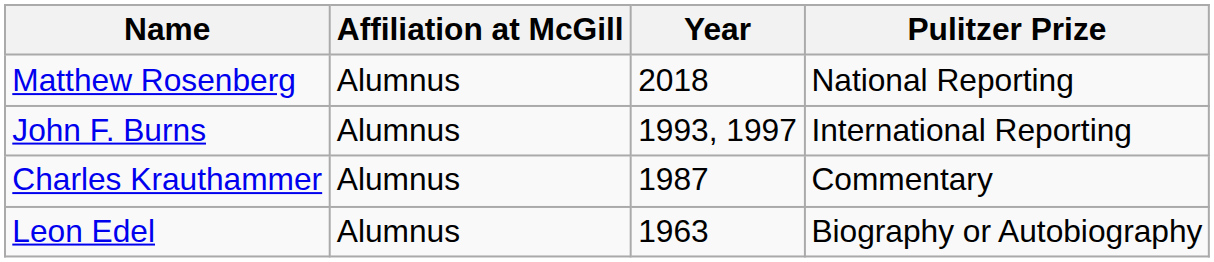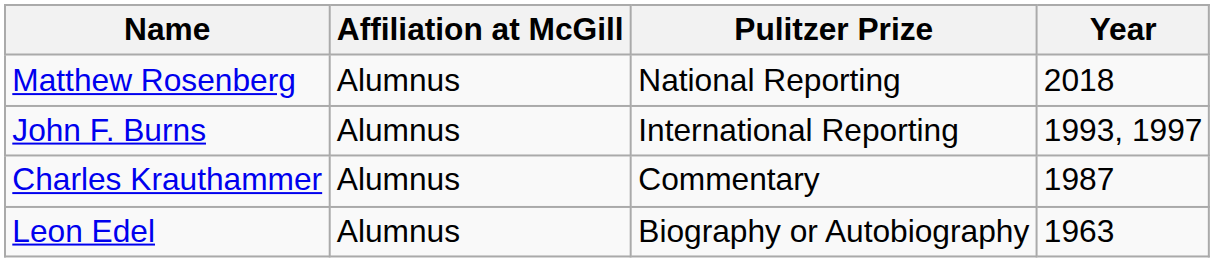columns swapped: (1007, 29) <-> (718, 29)
